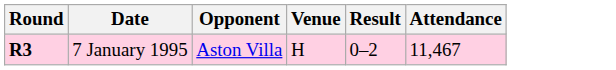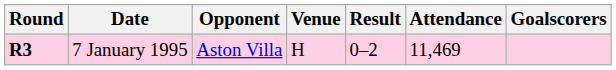+ column: (559, 19)
(435, 49) 11,467 -> (435, 49) 11,469
